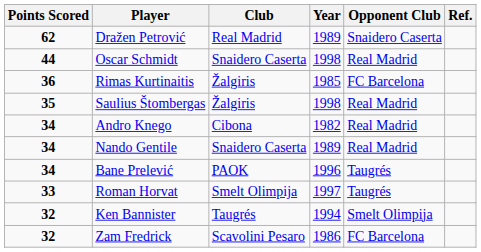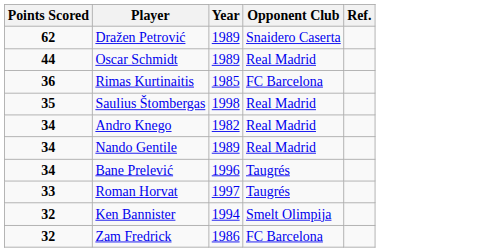- column: (259, 15)
(327, 59) 1998 -> (226, 59) 1989
